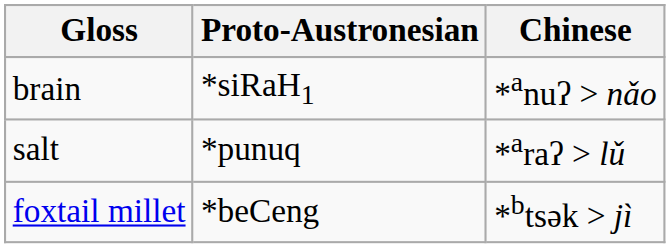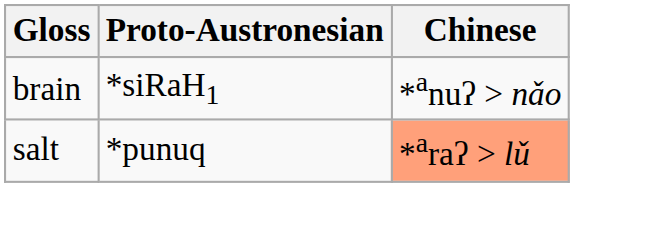(560, 149) no background -> (464, 149) lightsalmon background
- row: (99, 211)
